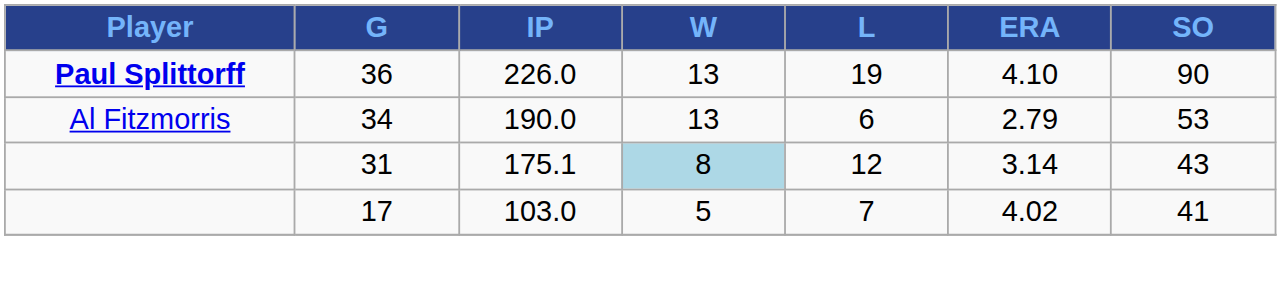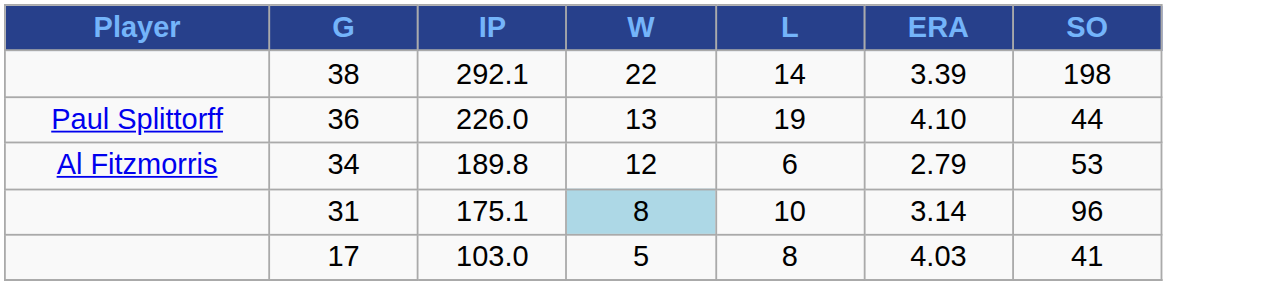+ row: (344, 73)
(150, 73) bold -> (137, 119) normal
(1193, 73) 90 -> (1087, 119) 44
(540, 119) 190.0 -> (492, 165) 189.8
(703, 119) 13 -> (641, 165) 12
(867, 165) 12 -> (790, 211) 10
(1193, 165) 43 -> (1087, 211) 96
(867, 211) 7 -> (790, 257) 8
(1030, 211) 4.02 -> (938, 257) 4.03
